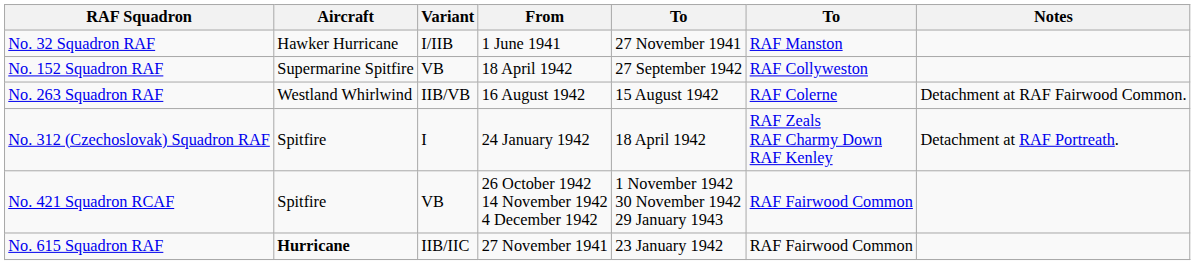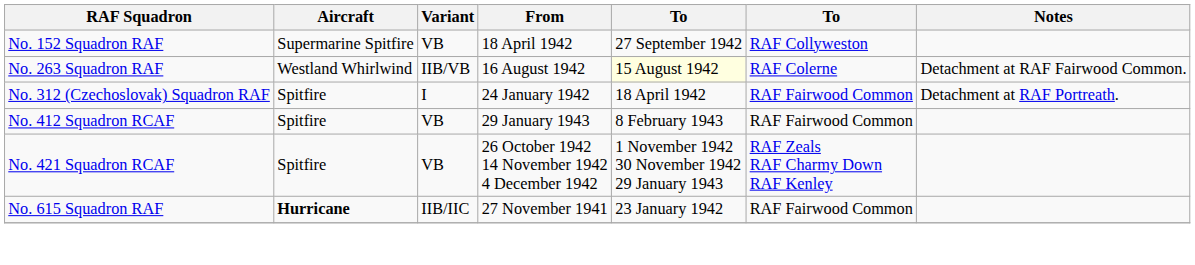- row: (82, 43)
(667, 95) no background -> (667, 69) lightyellow background
(816, 139) RAF Zeals RAF Charmy Down RAF Kenley -> (831, 95) RAF Fairwood Common
+ row: (91, 120)
(831, 201) RAF Fairwood Common -> (816, 165) RAF Zeals RAF Charmy Down RAF Kenley
